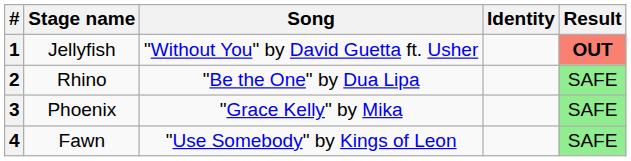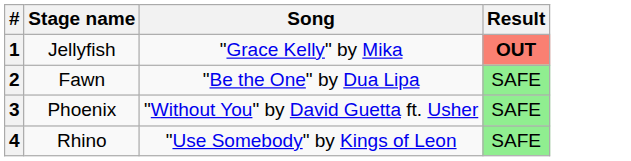- column: (521, 19)
(311, 49) "Without You" by David Guetta ft. Usher -> (311, 49) "Grace Kelly" by Mika
(82, 79) Rhino -> (82, 79) Fawn
(311, 110) "Grace Kelly" by Mika -> (311, 110) "Without You" by David Guetta ft. Usher
(82, 140) Fawn -> (82, 140) Rhino
